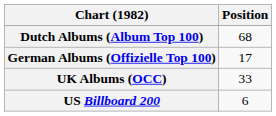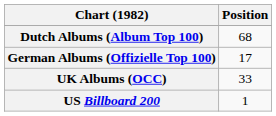(245, 100) 6 -> (245, 100) 1
